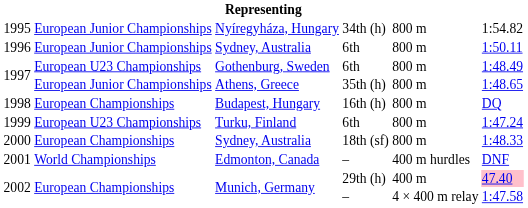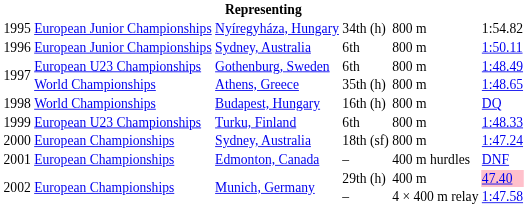(123, 85) European Junior Championships -> (95, 85) World Championships
(104, 103) European Championships -> (95, 103) World Championships
(502, 122) 1:47.24 -> (502, 122) 1:48.33
(502, 141) 1:48.33 -> (502, 141) 1:47.24
(95, 159) World Championships -> (104, 159) European Championships
